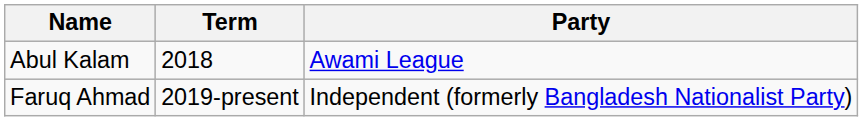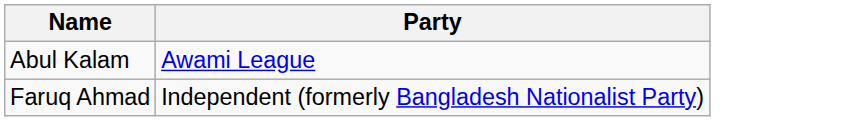- column: (230, 23)
